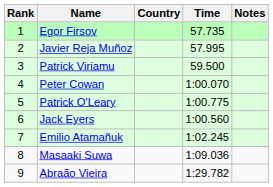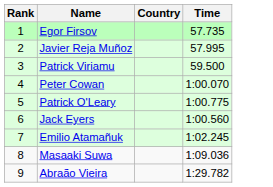- column: (250, 13)
